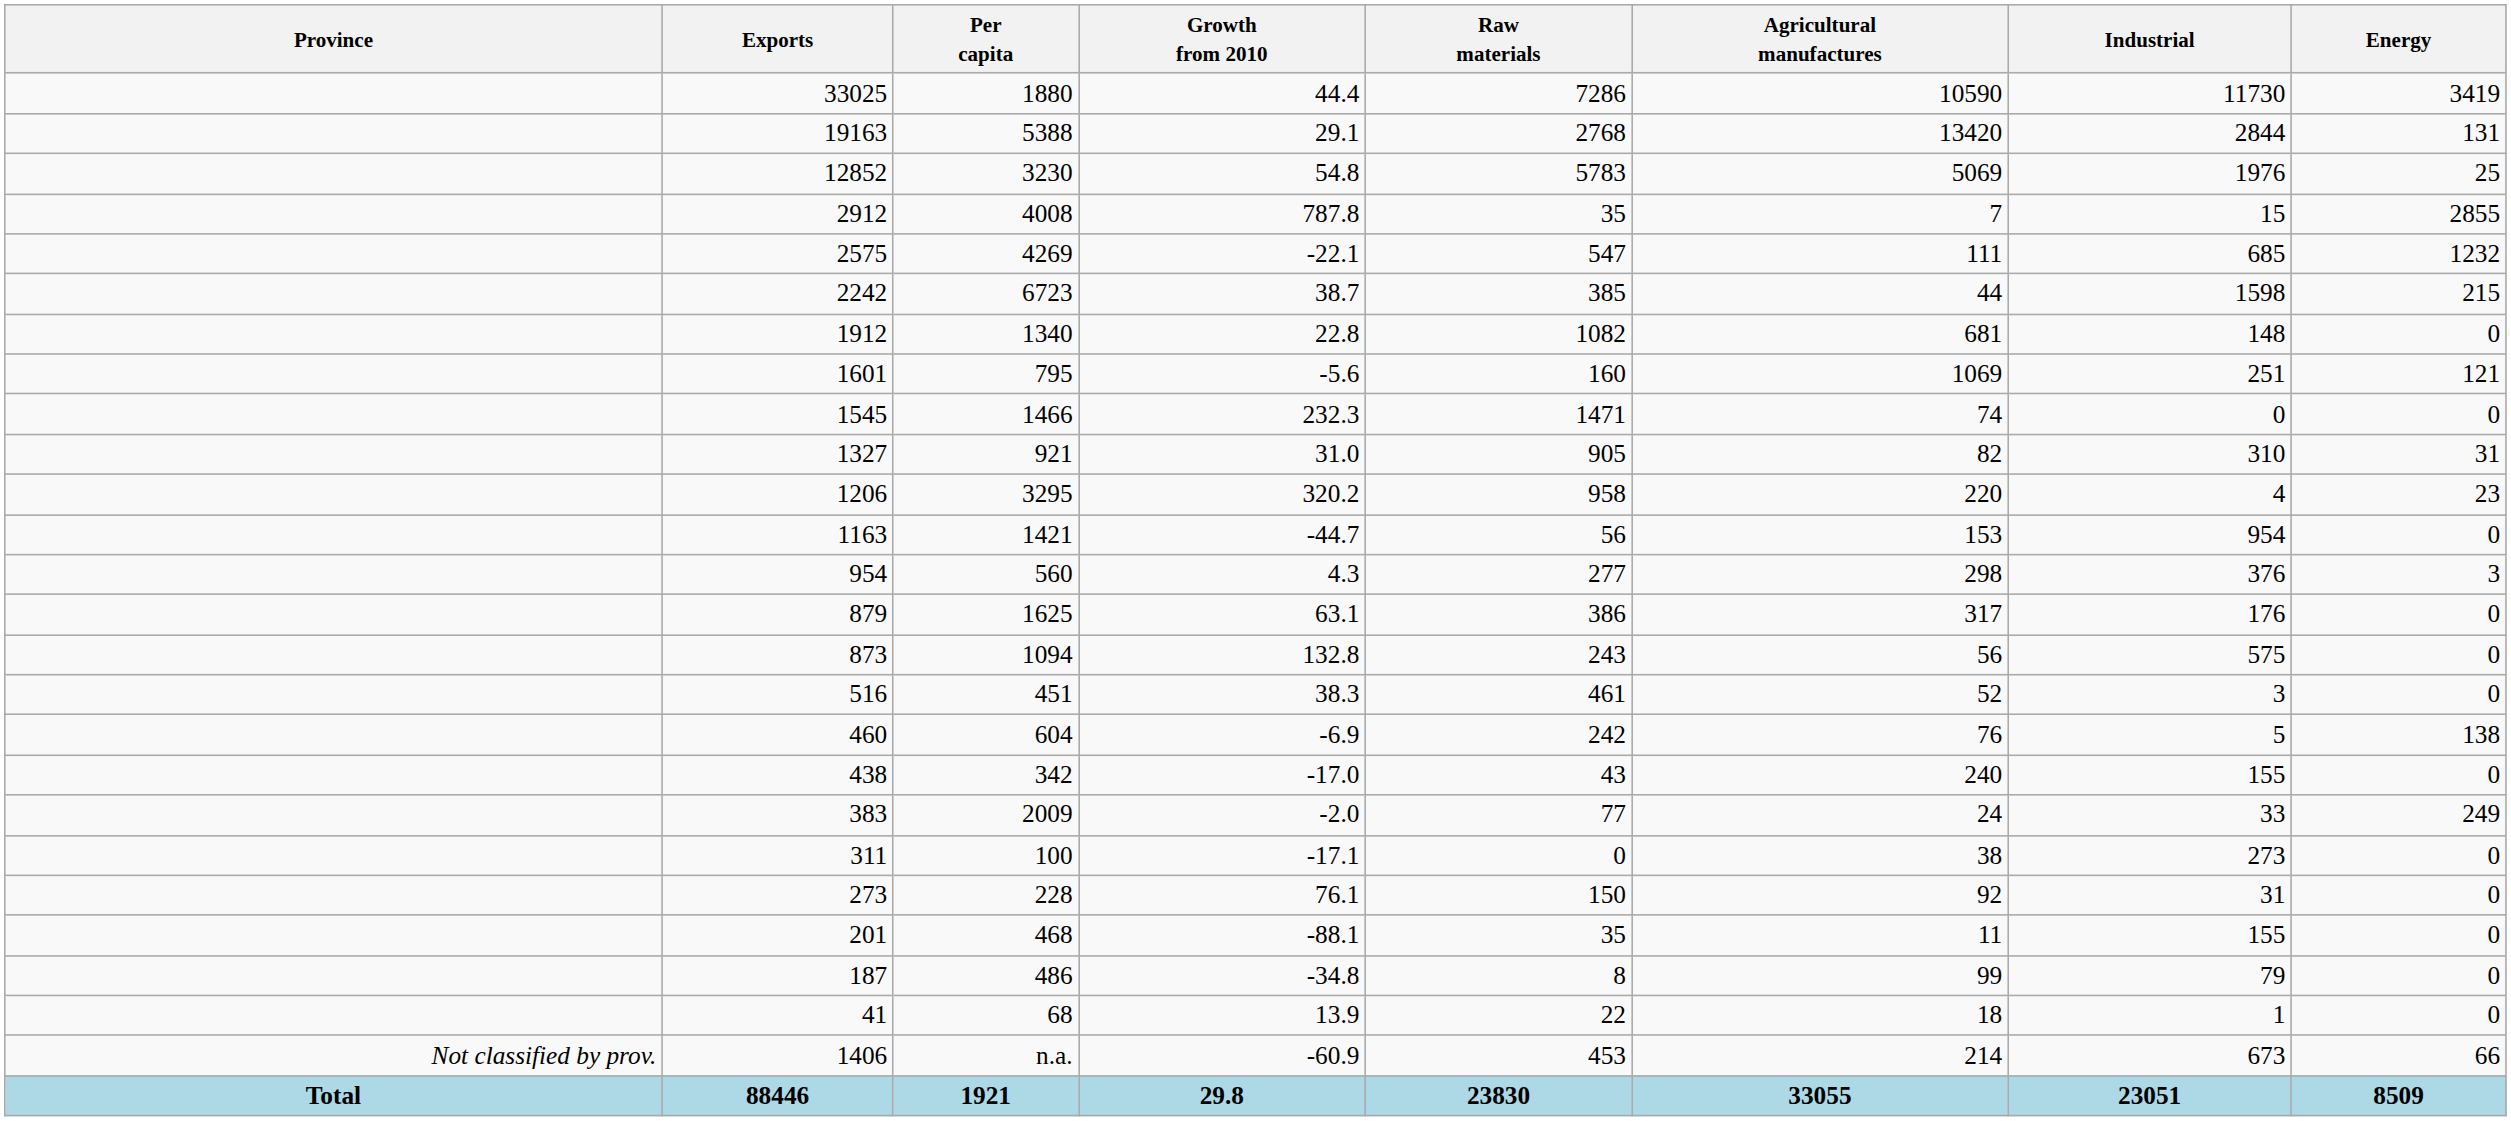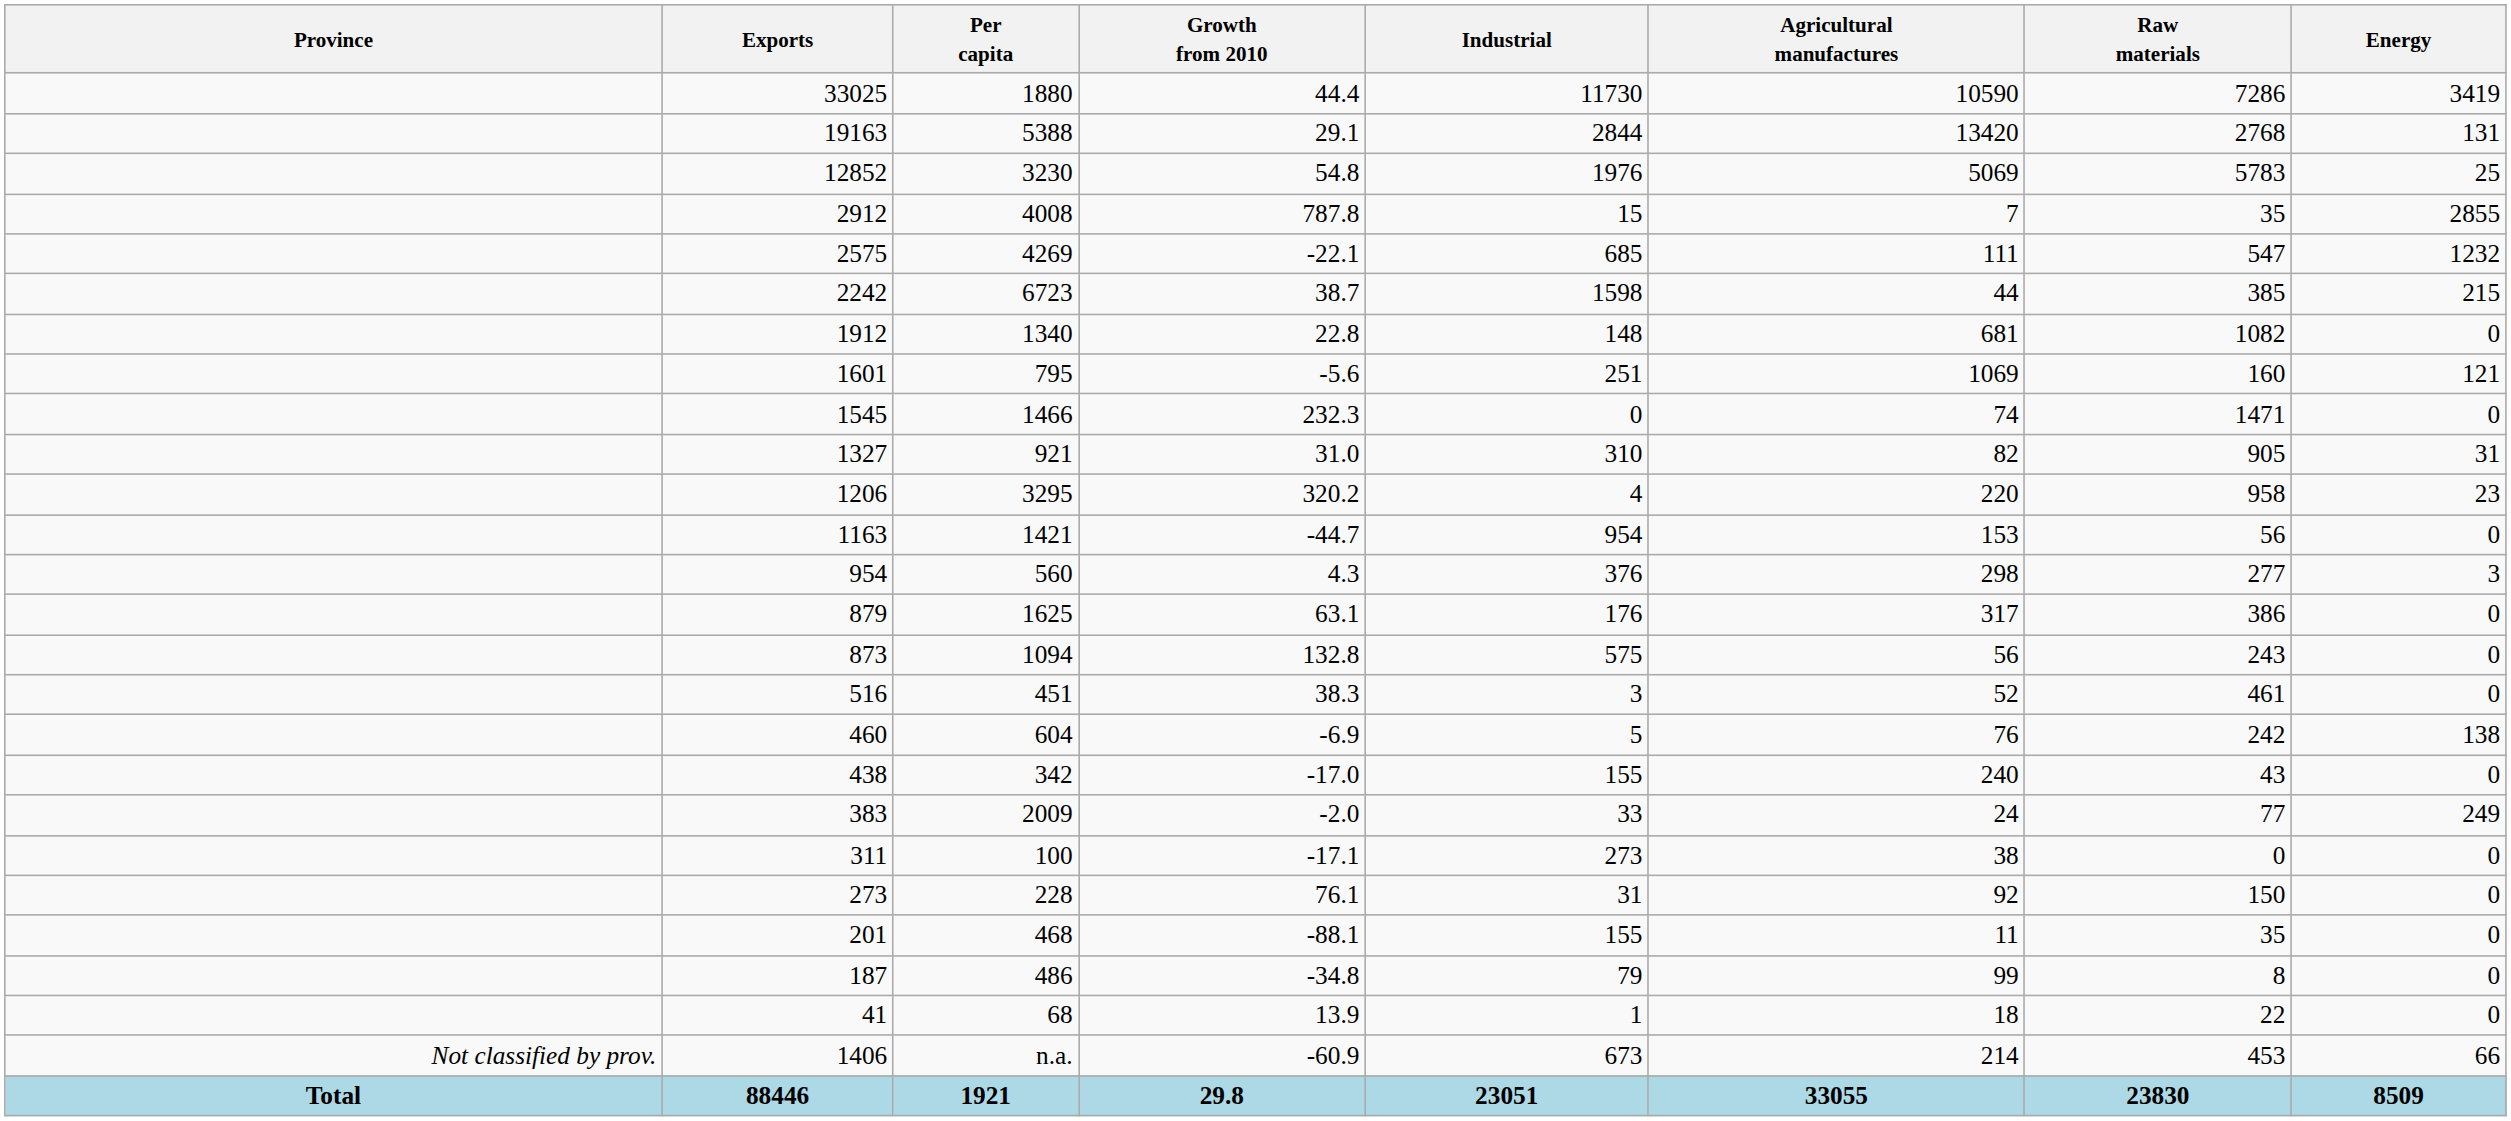columns swapped: (1498, 40) <-> (2150, 40)
